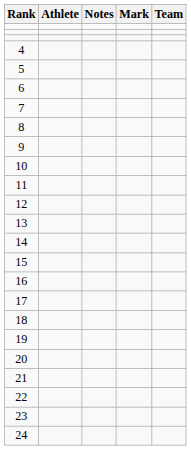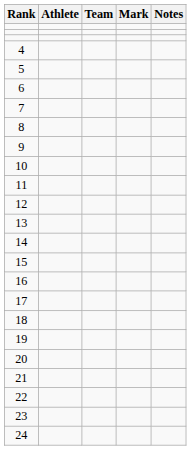columns swapped: (169, 14) <-> (99, 14)
